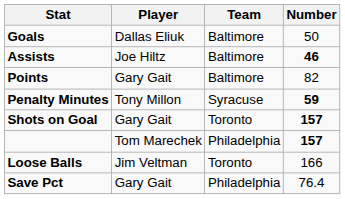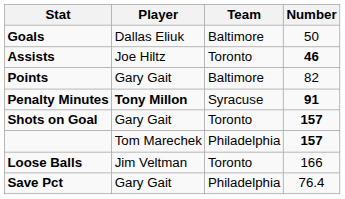(236, 57) Baltimore -> (230, 57) Toronto
(148, 99) normal -> (151, 99) bold
(311, 99) 59 -> (311, 99) 91
